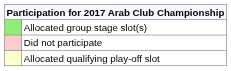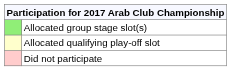rows swapped: (92, 58) <-> (63, 43)
